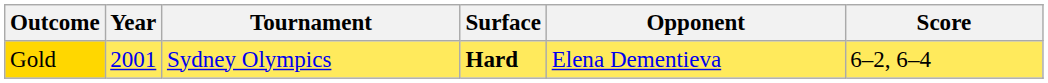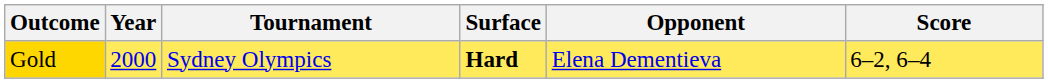(133, 59) 2001 -> (133, 59) 2000
